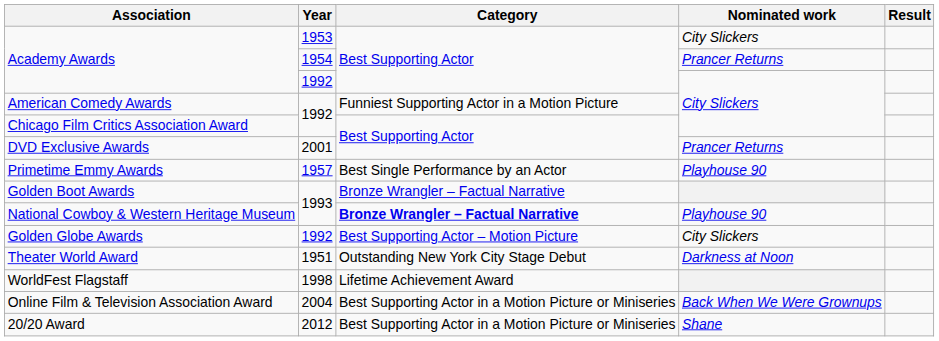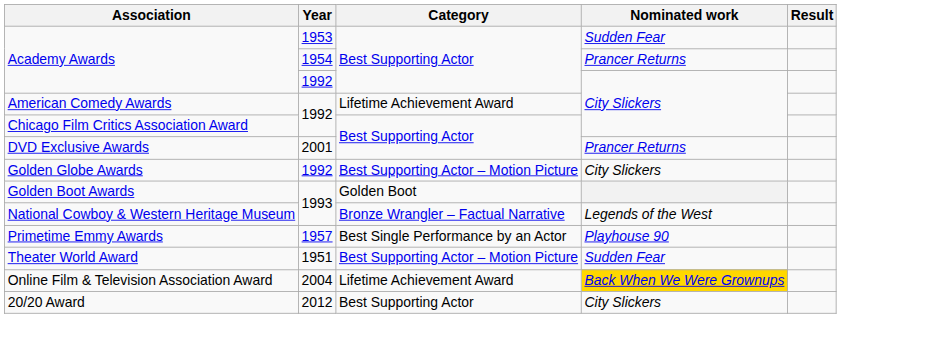(720, 37) City Slickers -> (625, 37) Sudden Fear
(479, 103) Funniest Supporting Actor in a Motion Picture -> (426, 103) Lifetime Achievement Award
rows swapped: (75, 236) <-> (85, 170)
(452, 192) Bronze Wrangler – Factual Narrative -> (378, 192) Golden Boot
(459, 214) bold -> (452, 214) normal
(724, 214) Playhouse 90 -> (648, 214) Legends of the West
(462, 258) Outstanding New York City Stage Debut -> (459, 258) Best Supporting Actor – Motion Picture
(738, 258) Darkness at Noon -> (625, 258) Sudden Fear
- row: (68, 280)
(507, 302) Best Supporting Actor in a Motion Picture or Miniseries -> (426, 280) Lifetime Achievement Award
(782, 302) no background -> (684, 280) gold background
(507, 324) Best Supporting Actor in a Motion Picture or Miniseries -> (406, 302) Best Supporting Actor
(702, 324) Shane -> (623, 302) City Slickers
